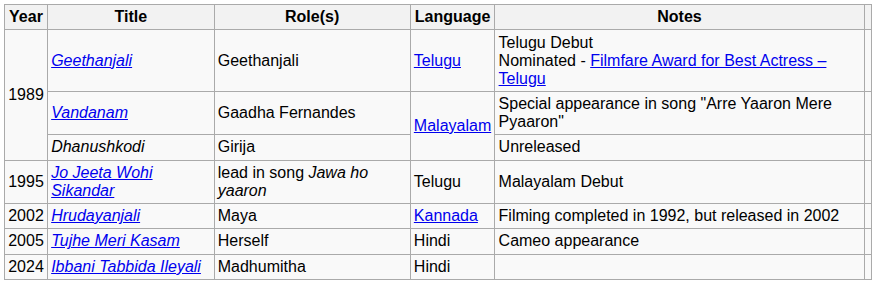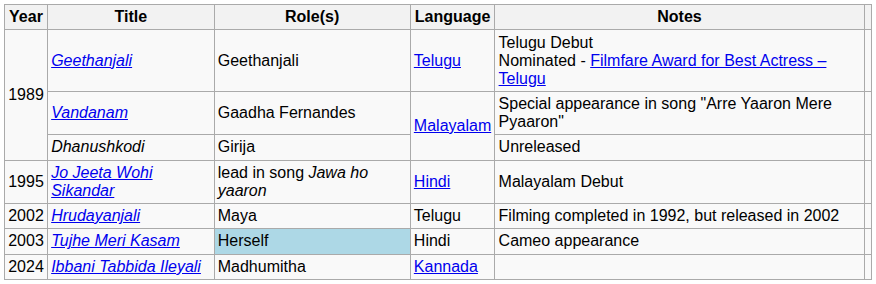(437, 181) Telugu -> (432, 181) Hindi
(446, 216) Kannada -> (437, 216) Telugu
(26, 241) 2005 -> (26, 241) 2003
(243, 241) no background -> (243, 241) lightblue background
(432, 266) Hindi -> (446, 266) Kannada
